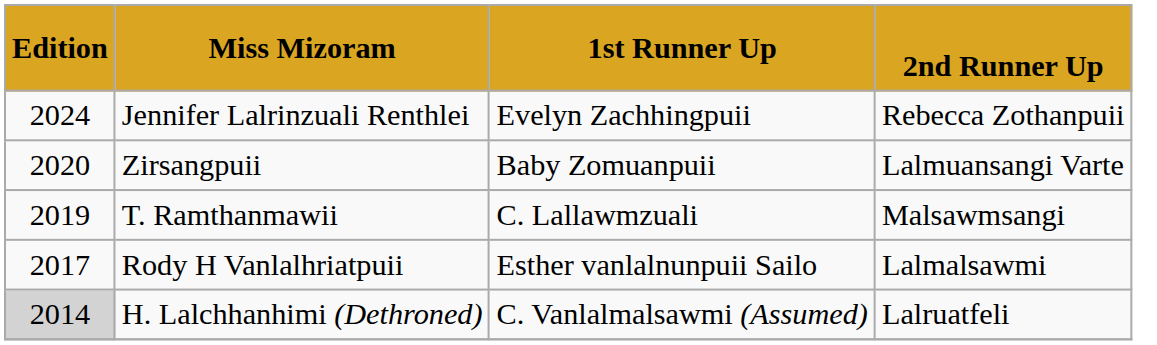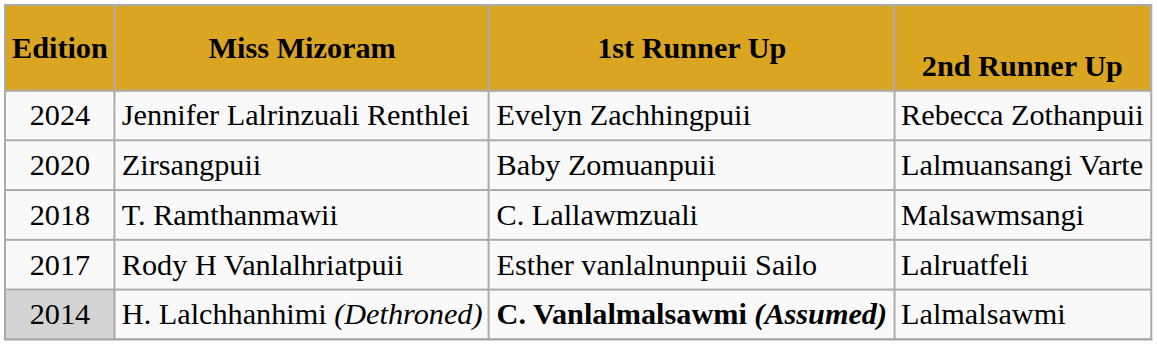(60, 215) 2019 -> (60, 215) 2018
(964, 264) Lalmalsawmi -> (965, 264) Lalruatfeli
(682, 314) normal -> (692, 314) bold
(946, 314) Lalruatfeli -> (983, 314) Lalmalsawmi
